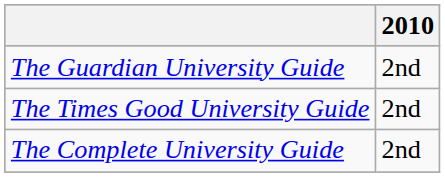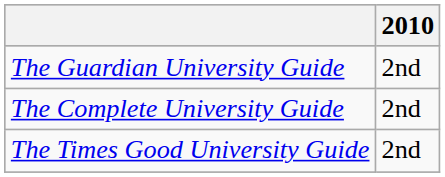rows swapped: (177, 150) <-> (190, 108)
